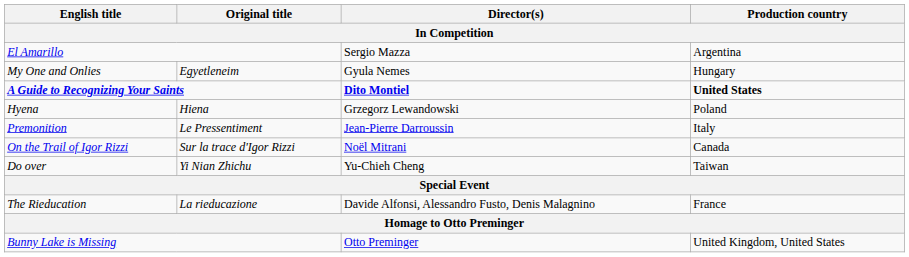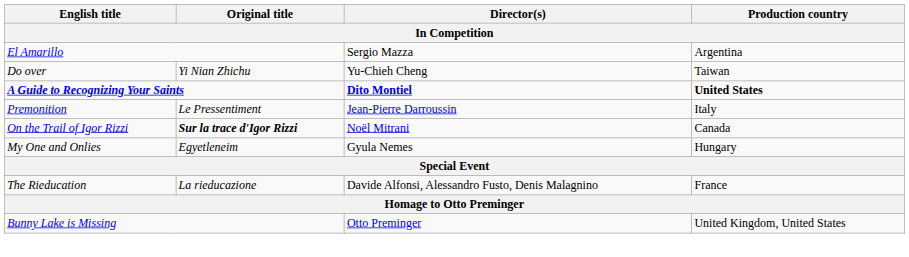rows swapped: (54, 71) <-> (27, 166)
- row: (23, 109)
(237, 147) normal -> (238, 128) bold
